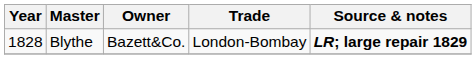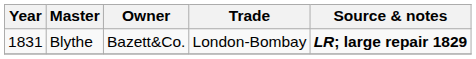(25, 41) 1828 -> (25, 41) 1831
